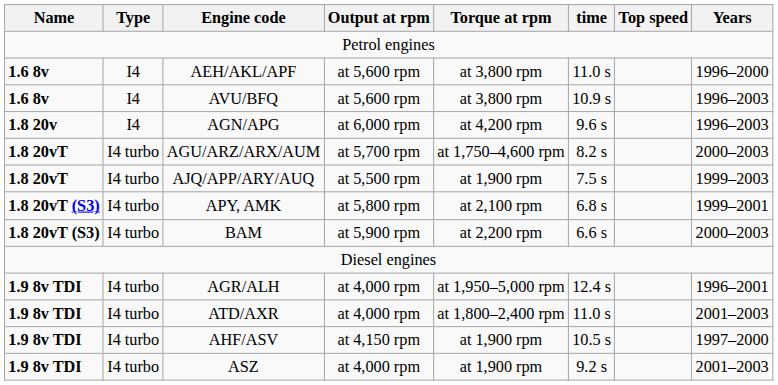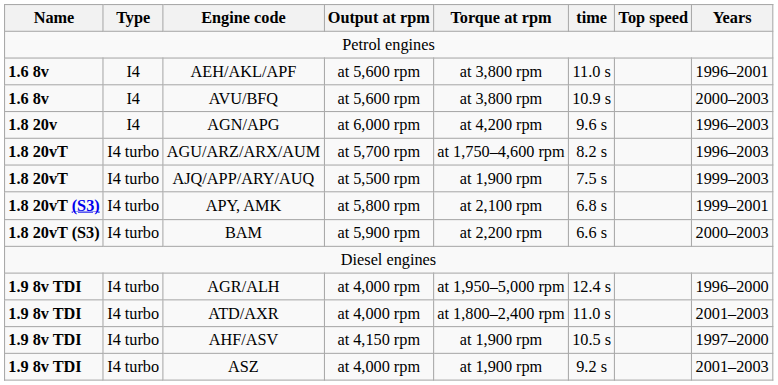(732, 71) 1996–2000 -> (732, 71) 1996–2001
(732, 98) 1996–2003 -> (732, 98) 2000–2003
(732, 152) 2000–2003 -> (732, 152) 1996–2003
(732, 286) 1996–2001 -> (732, 286) 1996–2000
